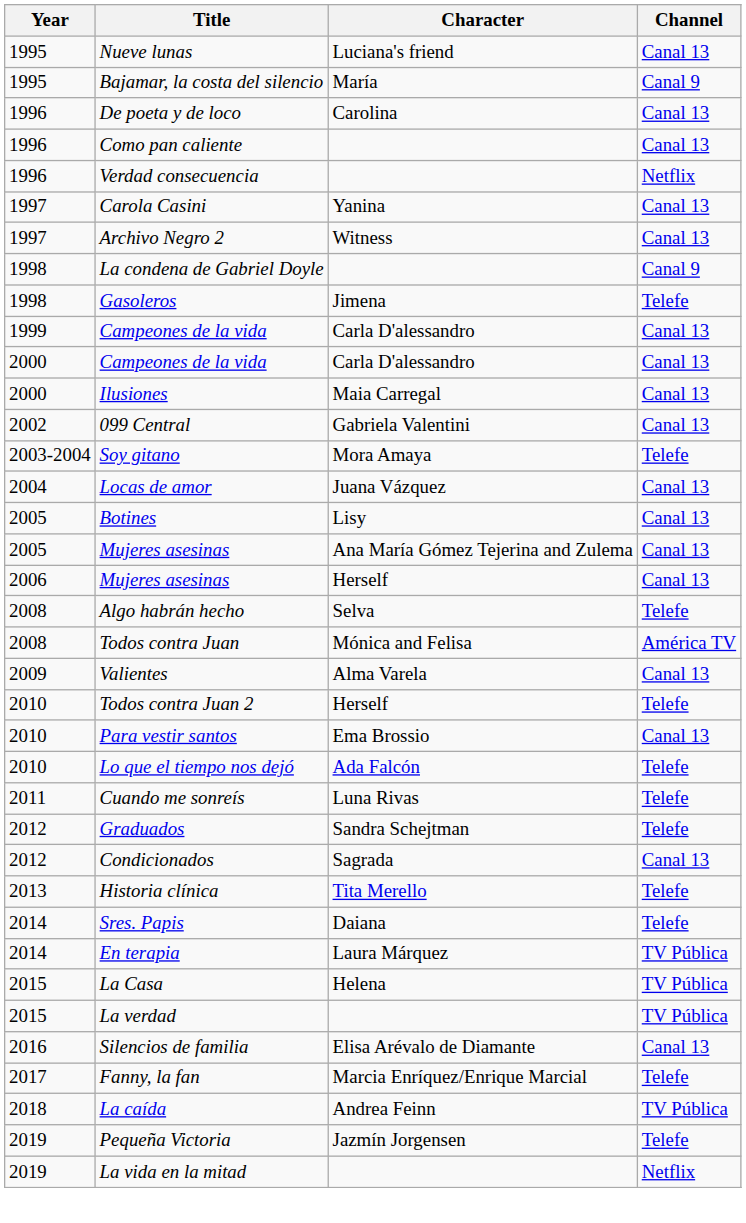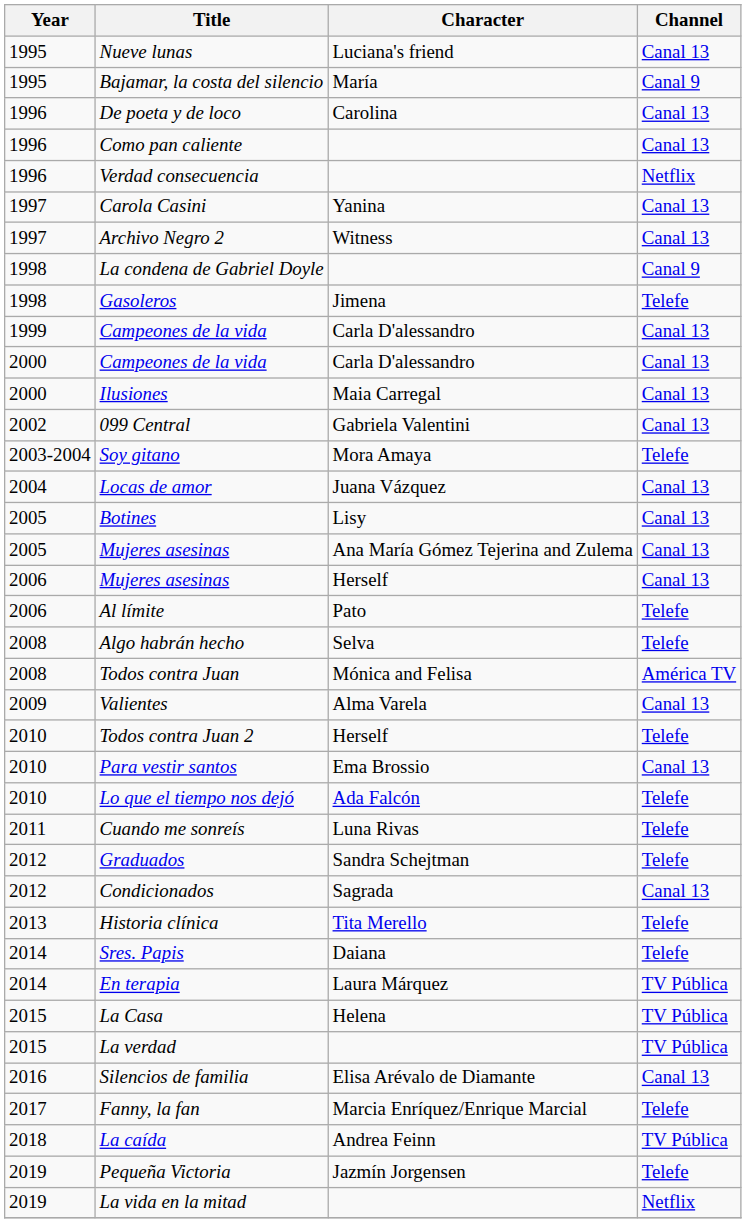+ row: (28, 611)
